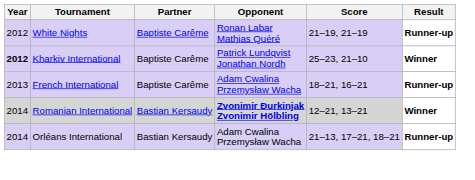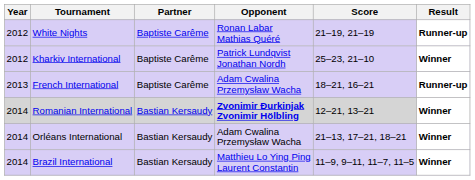(17, 59) bold -> (17, 59) normal
(429, 137) Runner-up -> (435, 137) Winner
+ row: (72, 163)
